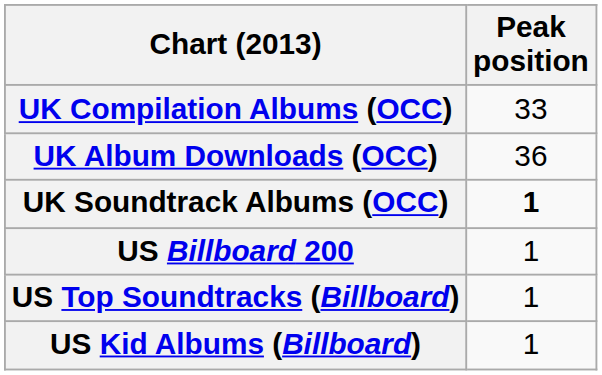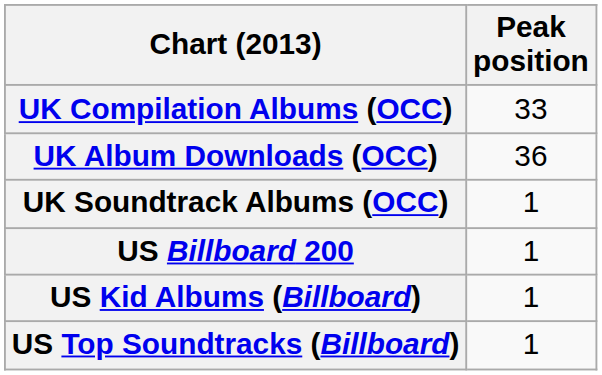(531, 203) bold -> (531, 203) normal
rows swapped: (236, 344) <-> (236, 297)
